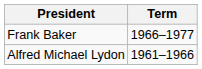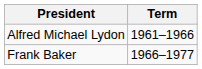rows swapped: (66, 54) <-> (42, 34)
